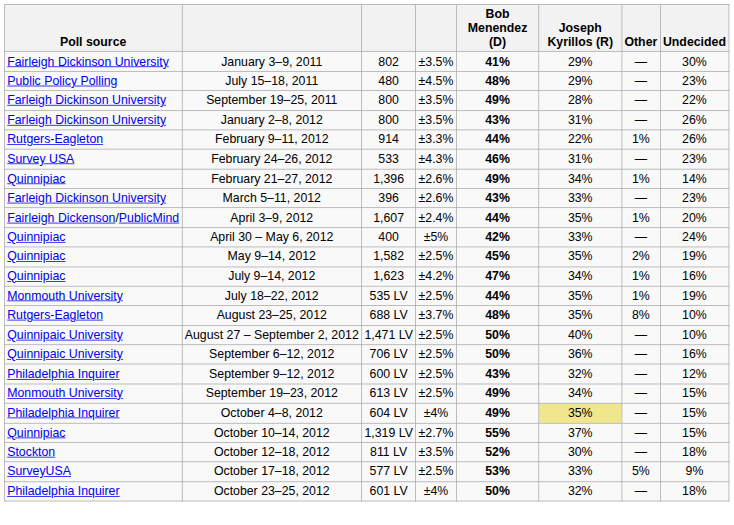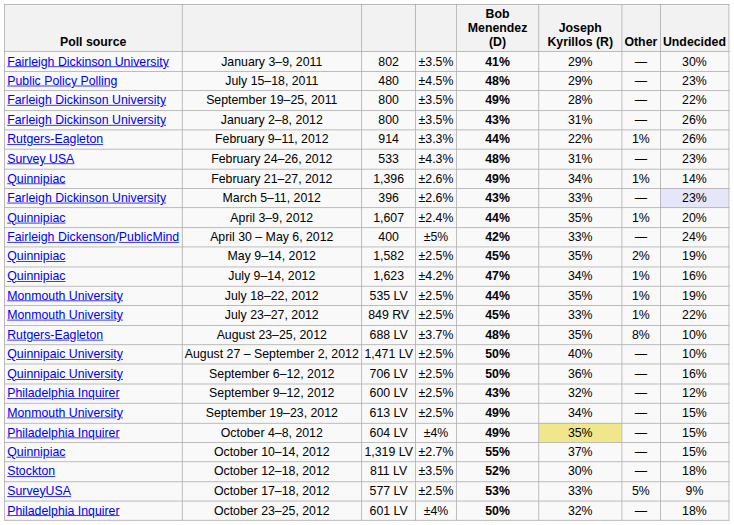(498, 159) 46% -> (498, 159) 48%
(694, 198) no background -> (694, 198) lavender background
(93, 217) Fairleigh Dickenson/PublicMind -> (36, 217) Quinnipiac
(36, 237) Quinnipiac -> (93, 237) Fairleigh Dickenson/PublicMind
+ row: (272, 315)
